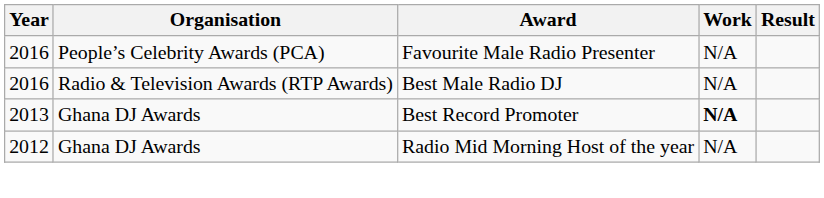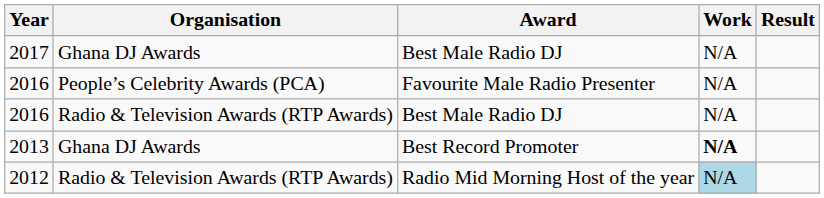+ row: (29, 51)
(129, 146) Ghana DJ Awards -> (225, 177) Radio & Television Awards (RTP Awards)
(720, 146) no background -> (720, 177) lightblue background
